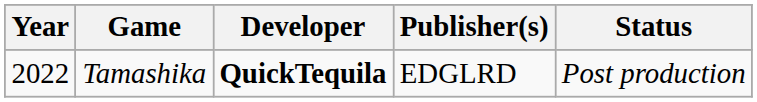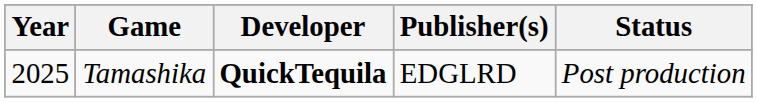(40, 73) 2022 -> (40, 73) 2025
